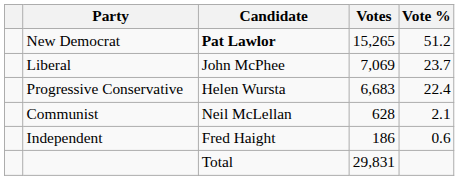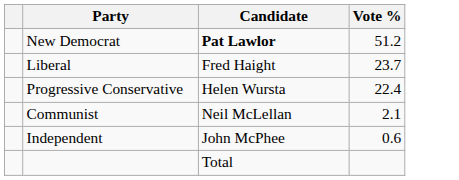- column: (374, 16)
(243, 65) John McPhee -> (239, 65) Fred Haight
(239, 138) Fred Haight -> (243, 138) John McPhee
